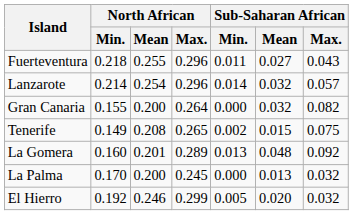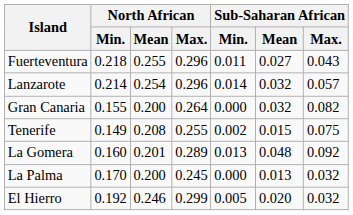(191, 130) 0.265 -> (191, 130) 0.255
